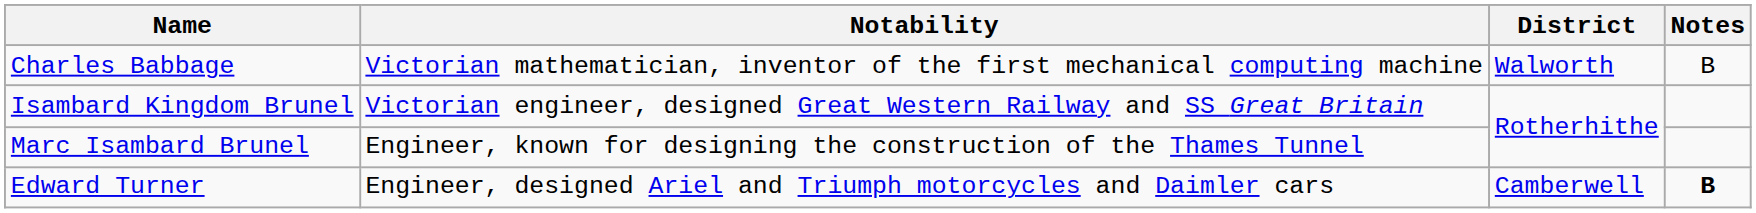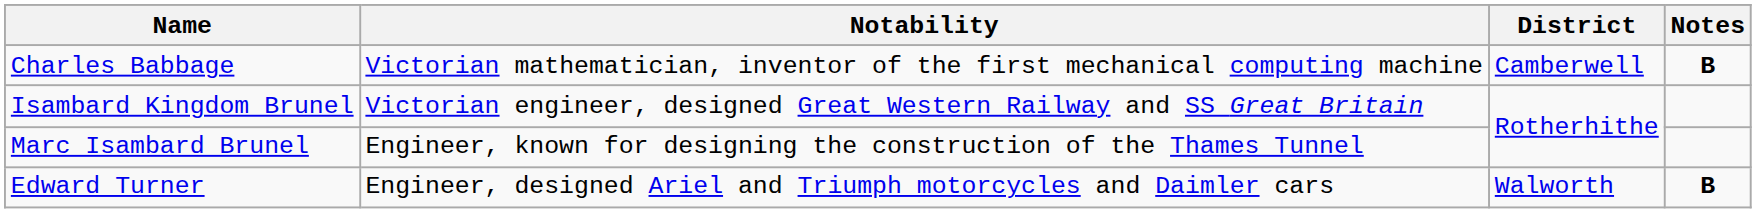(1554, 66) Walworth -> (1569, 66) Camberwell
(1708, 66) normal -> (1708, 66) bold
(1569, 187) Camberwell -> (1554, 187) Walworth
